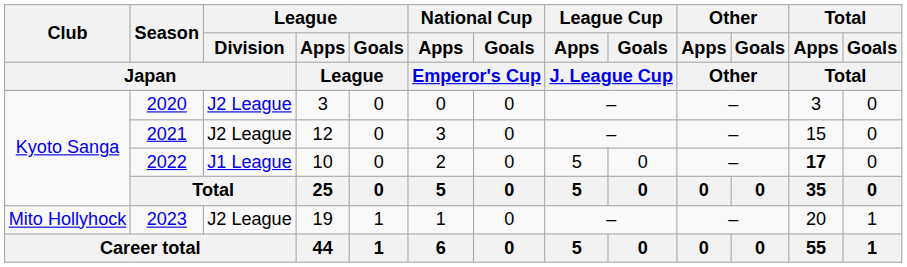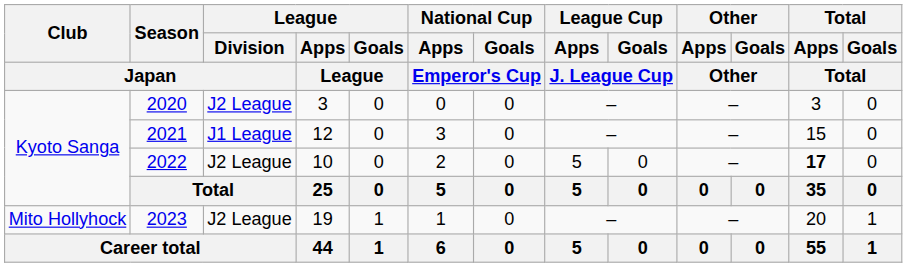(250, 133) J2 League -> (250, 133) J1 League
(250, 162) J1 League -> (250, 162) J2 League
